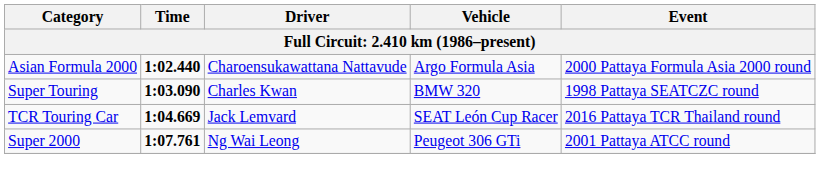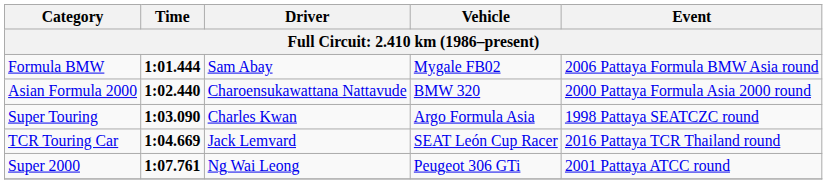+ row: (56, 66)
(474, 66) Argo Formula Asia -> (447, 91) BMW 320
(447, 91) BMW 320 -> (474, 116) Argo Formula Asia
